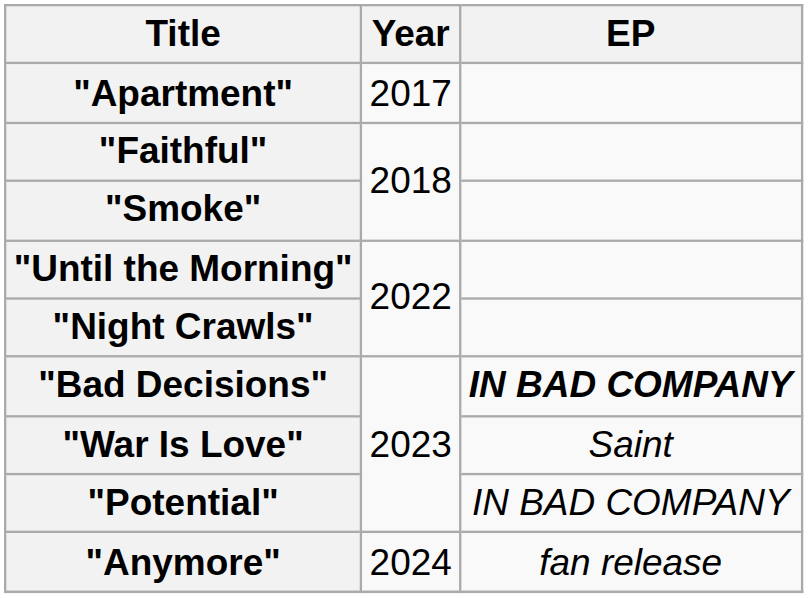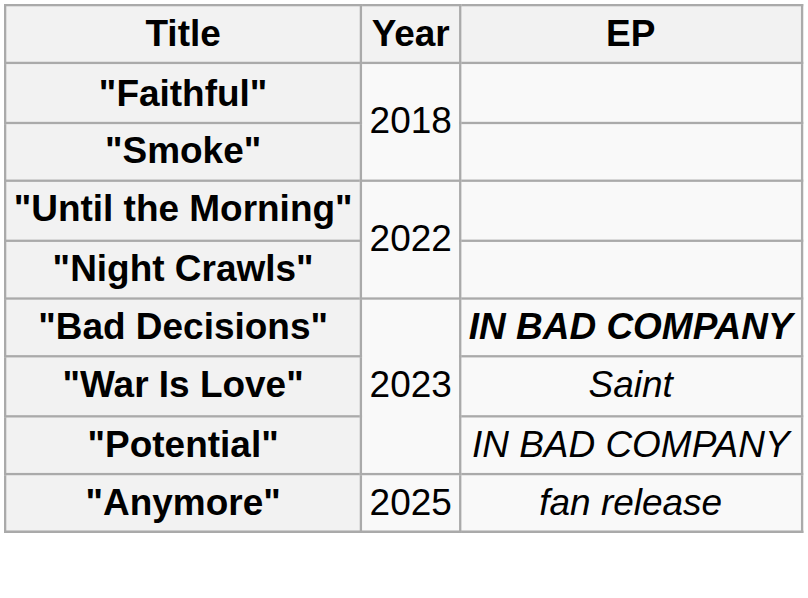- row: (183, 92)
(411, 561) 2024 -> (411, 502) 2025
